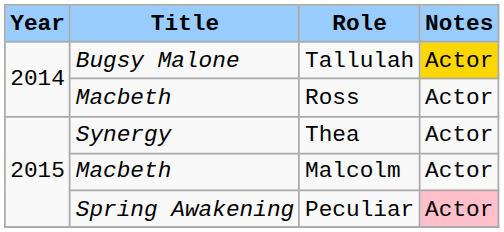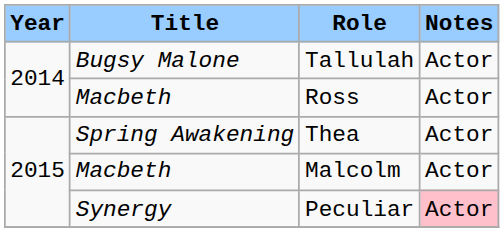(459, 60) gold background -> (459, 60) no background
(124, 135) Synergy -> (185, 135) Spring Awakening
(185, 209) Spring Awakening -> (124, 209) Synergy
